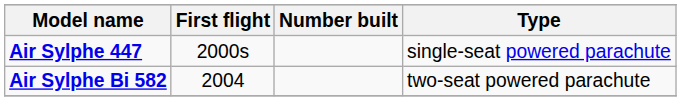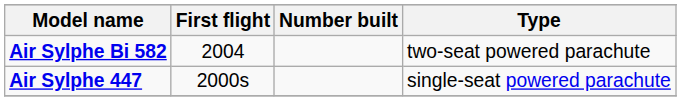rows swapped: (76, 51) <-> (88, 81)
